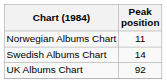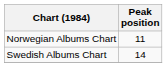- row: (45, 70)
